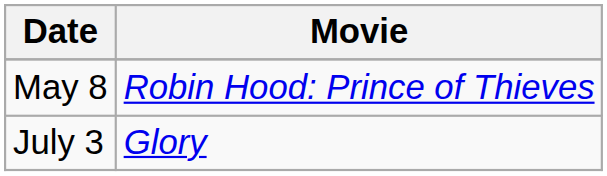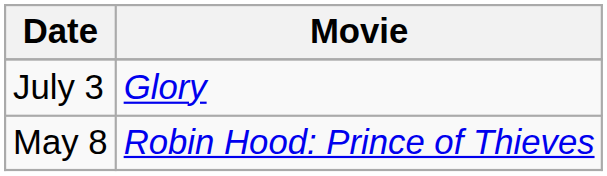rows swapped: (60, 87) <-> (58, 142)
